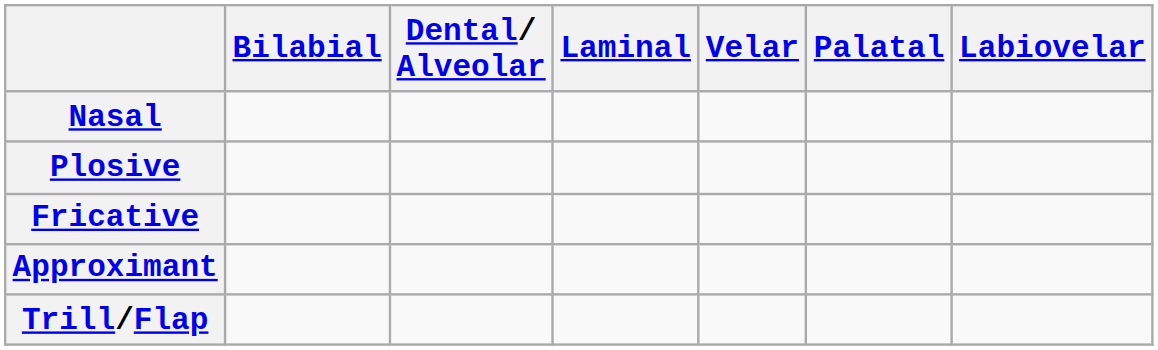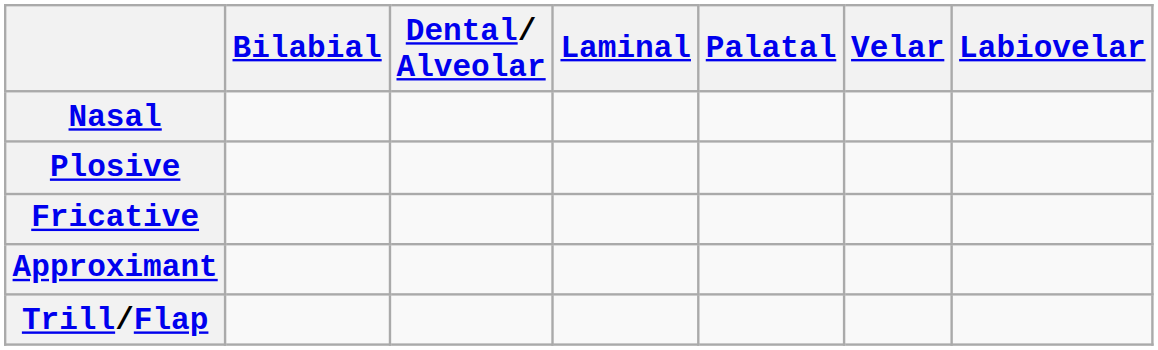columns swapped: (879, 48) <-> (752, 48)
